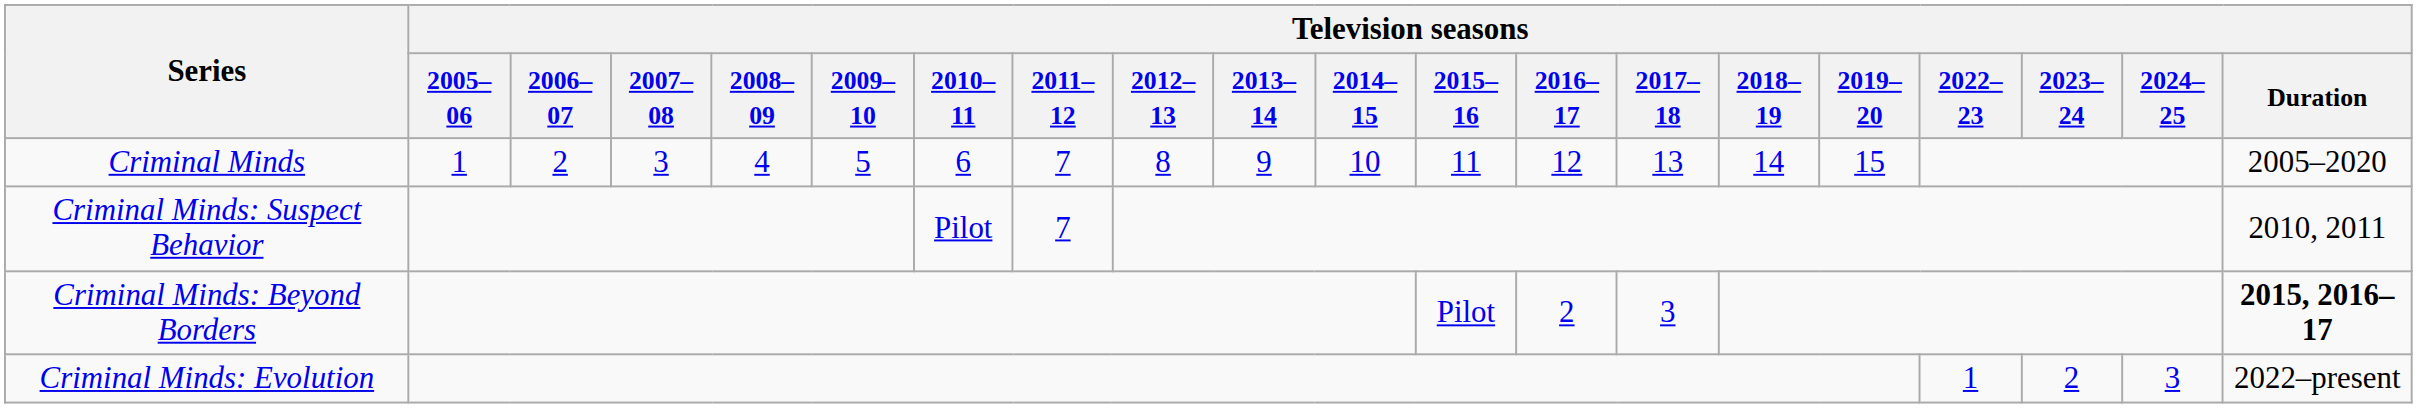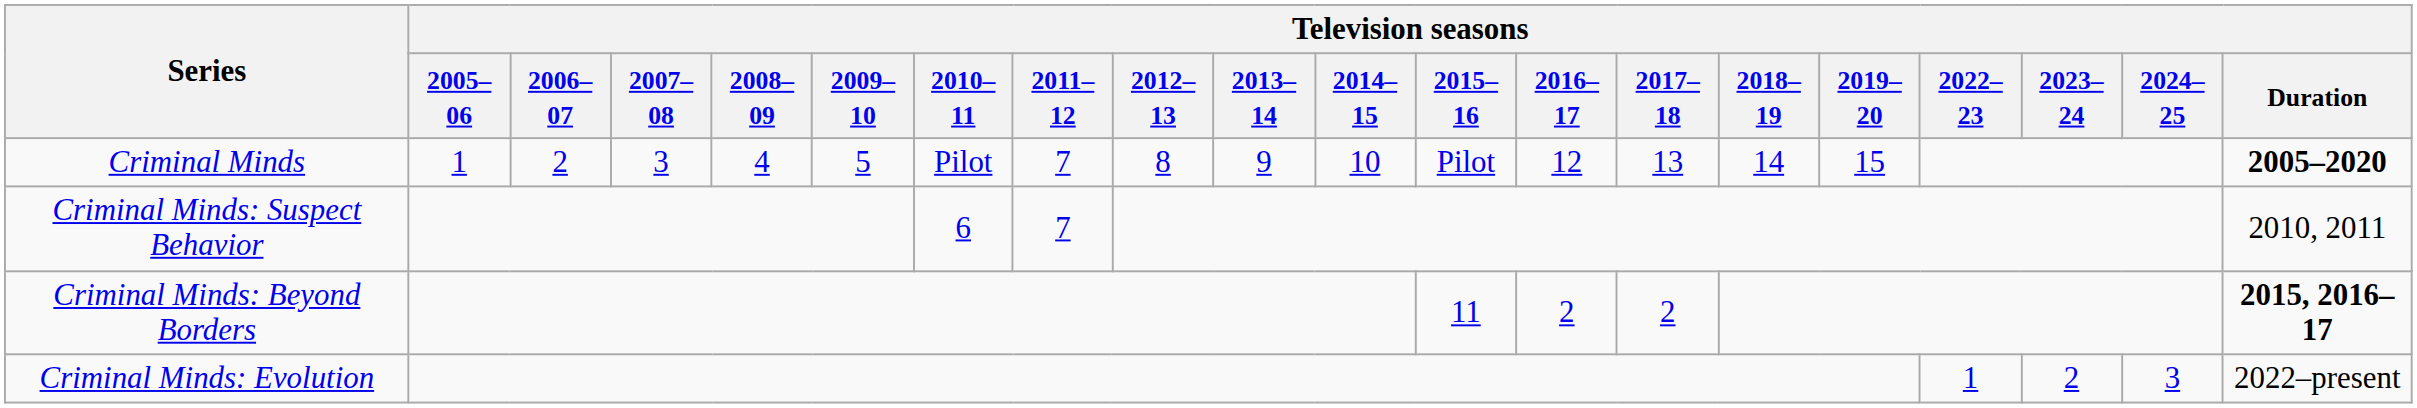(963, 161) 6 -> (963, 161) Pilot
(1466, 161) 11 -> (1466, 161) Pilot
(2317, 161) normal -> (2317, 161) bold
(963, 228) Pilot -> (963, 228) 6
(1466, 311) Pilot -> (1466, 311) 11
(1668, 311) 3 -> (1668, 311) 2
